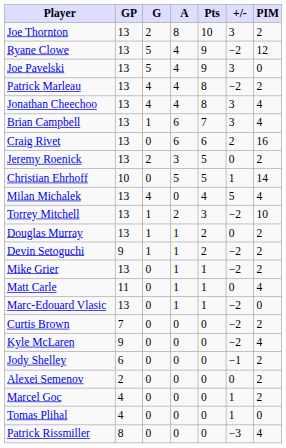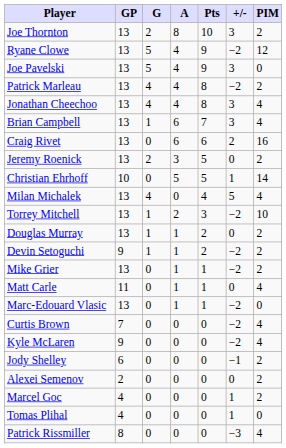(259, 324) 2 -> (259, 324) 4
